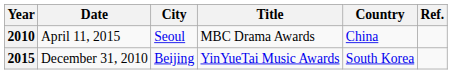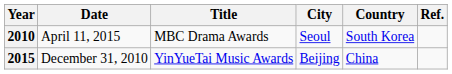columns swapped: (270, 15) <-> (174, 15)
(362, 36) China -> (380, 36) South Korea
(380, 58) South Korea -> (362, 58) China
